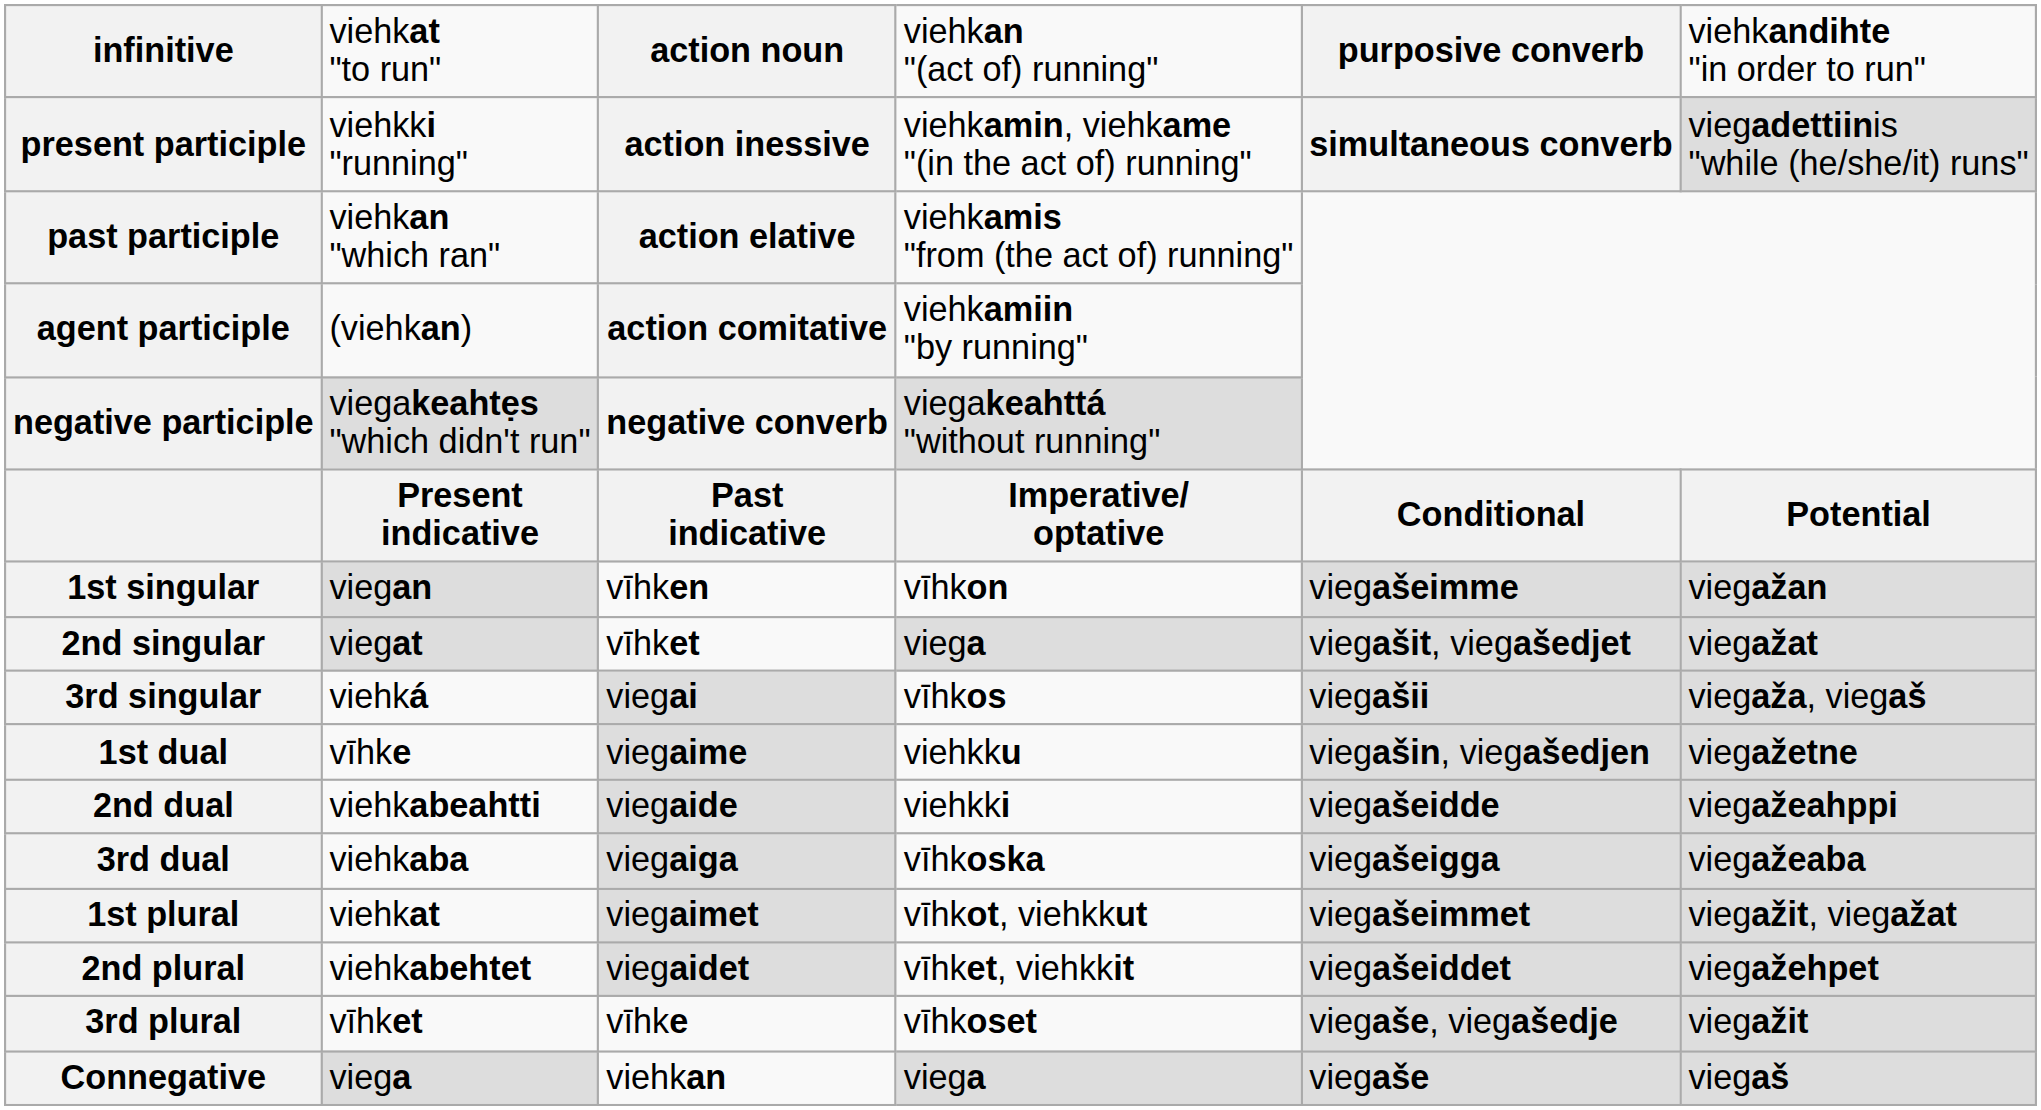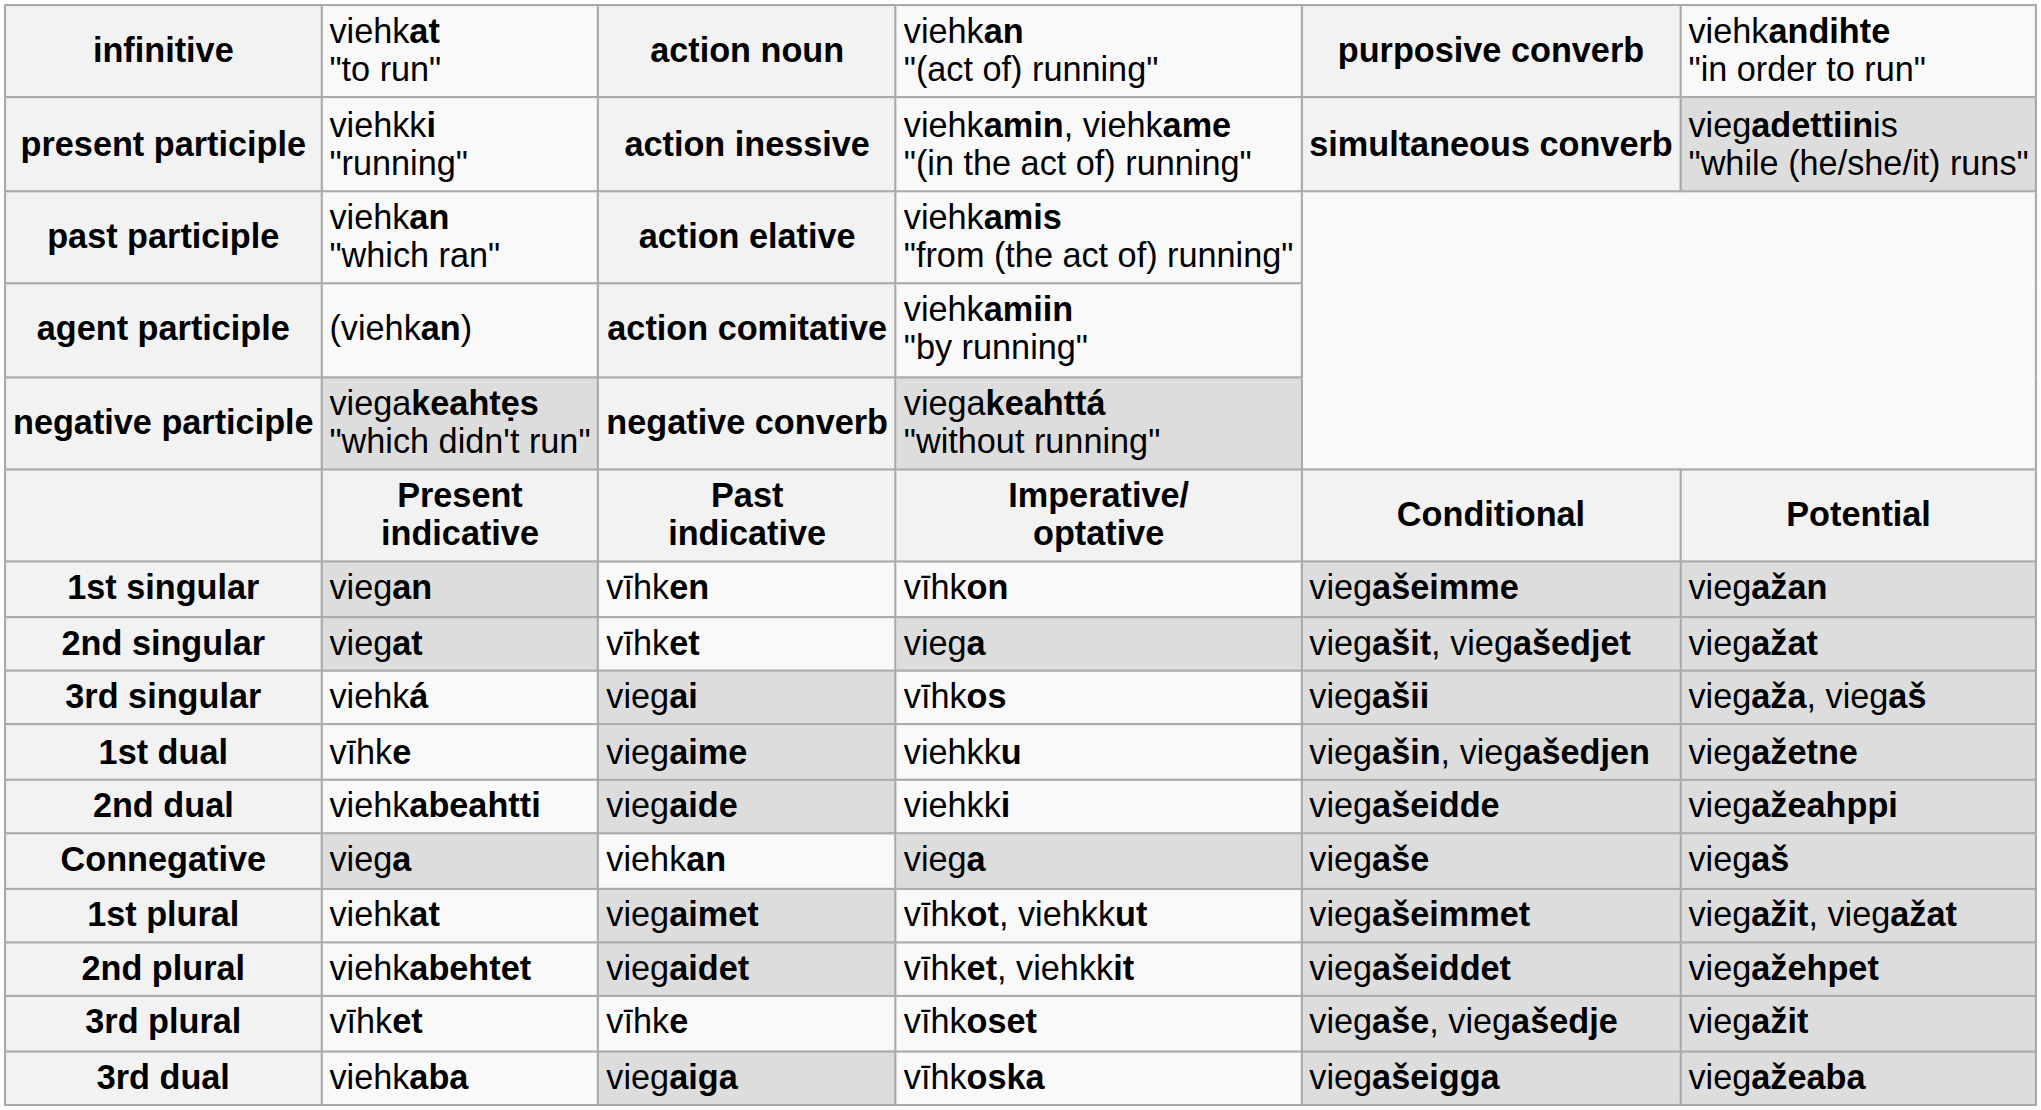rows swapped: (163, 860) <-> (163, 1077)
